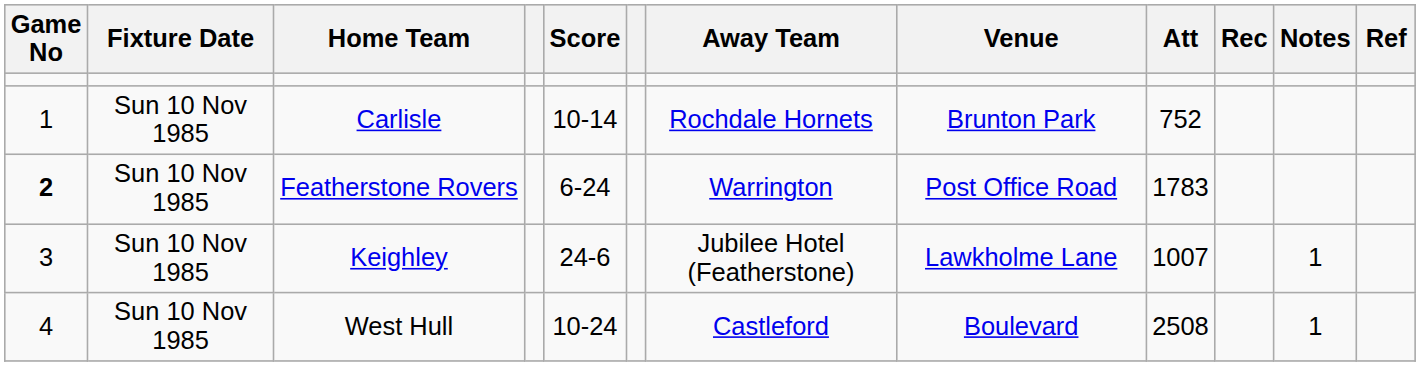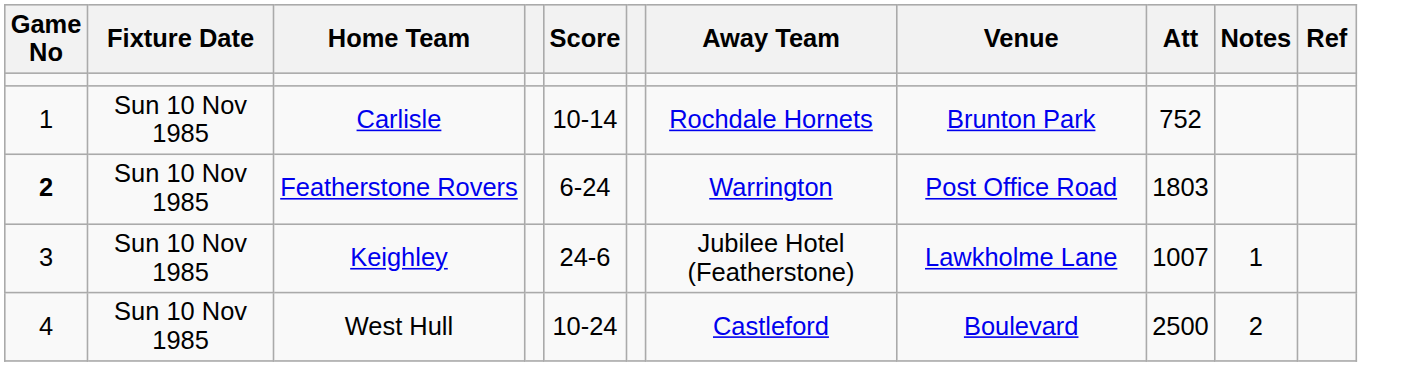- column: (1244, 38)
(1180, 188) 1783 -> (1180, 188) 1803
(1180, 326) 2508 -> (1180, 326) 2500
(1315, 326) 1 -> (1256, 326) 2
